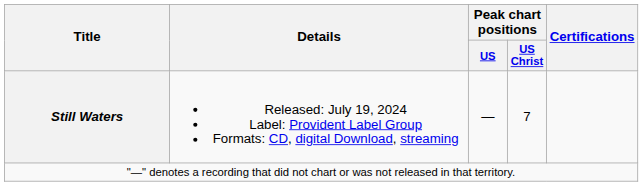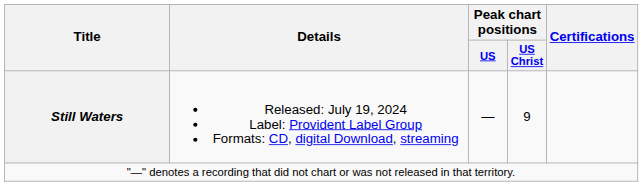(527, 116) 7 -> (527, 116) 9
